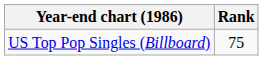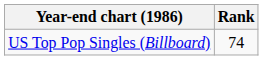(236, 42) 75 -> (236, 42) 74
